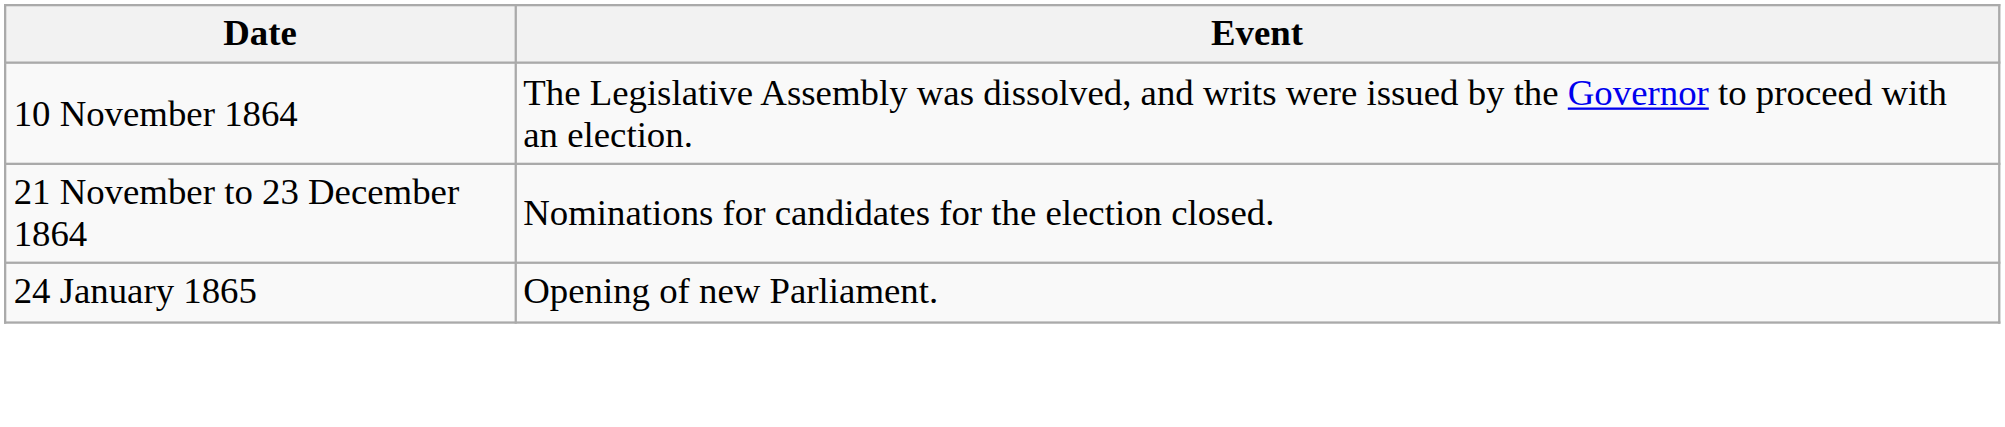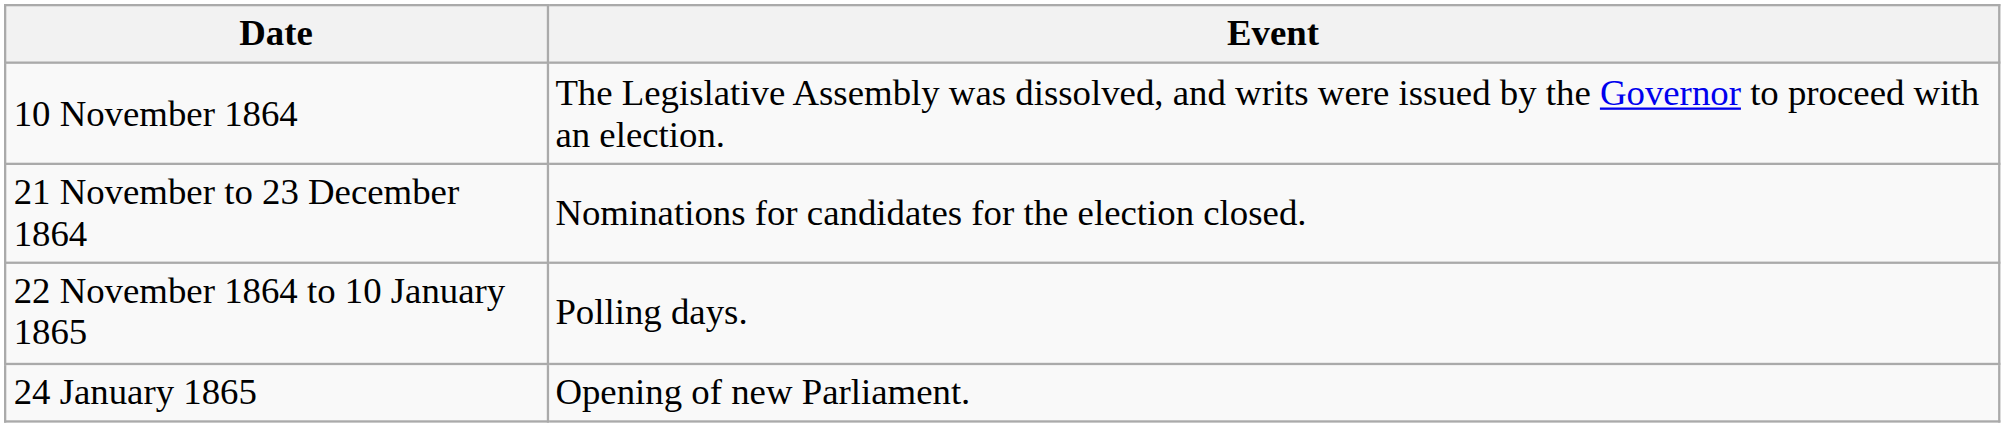+ row: (259, 312)
